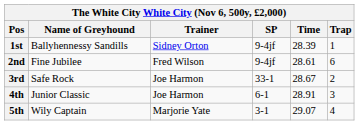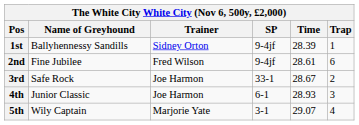(304, 95) 28.91 -> (304, 95) 28.93
